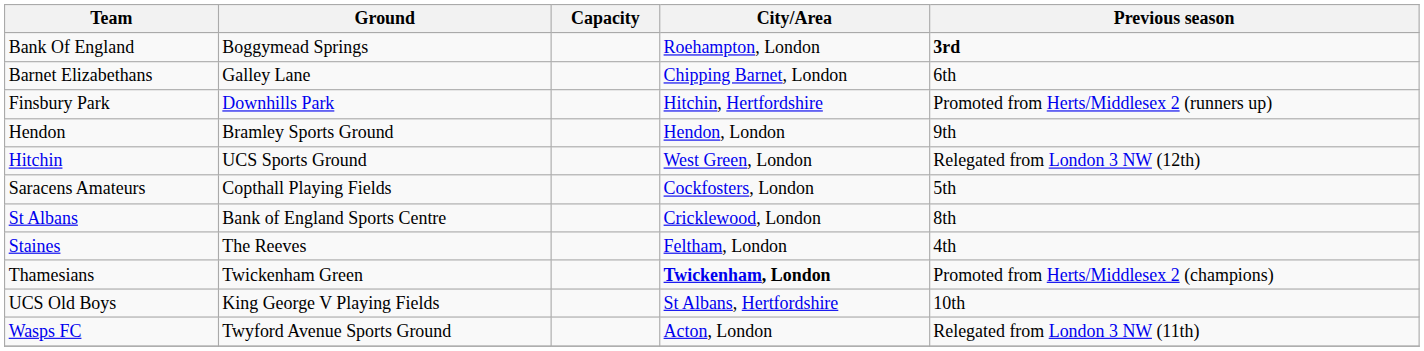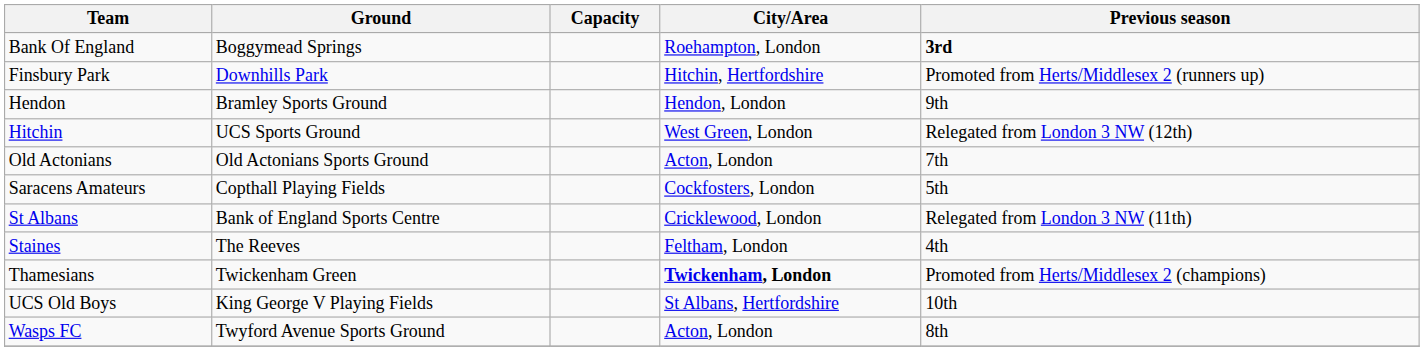- row: (81, 75)
+ row: (60, 160)
(945, 217) 8th -> (1059, 217) Relegated from London 3 NW (11th)
(1066, 331) Relegated from London 3 NW (11th) -> (937, 331) 8th
